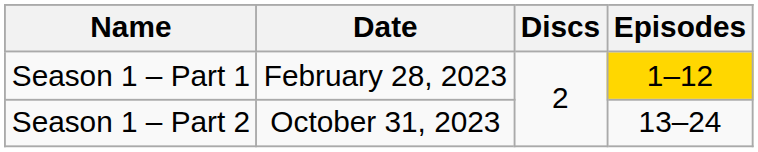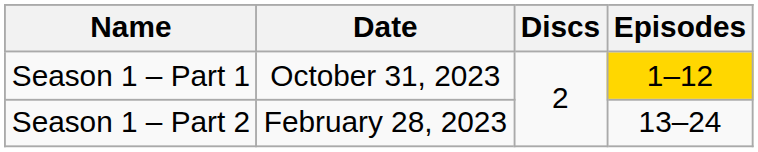(385, 75) February 28, 2023 -> (385, 75) October 31, 2023
(385, 122) October 31, 2023 -> (385, 122) February 28, 2023
